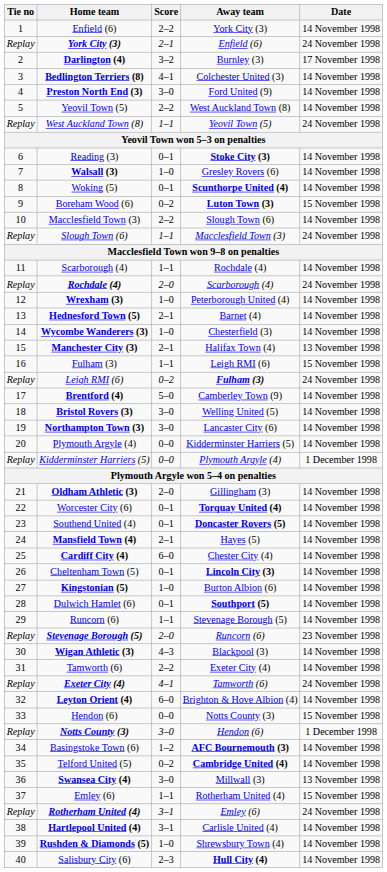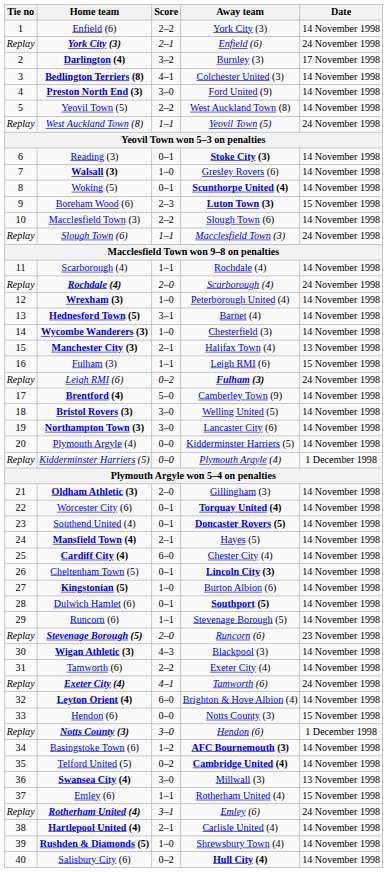(166, 204) 0–2 -> (166, 204) 2–3
(166, 316) 2–1 -> (166, 316) 3–1
(166, 827) 3–1 -> (166, 827) 2–1
(166, 859) 2–3 -> (166, 859) 0–2
